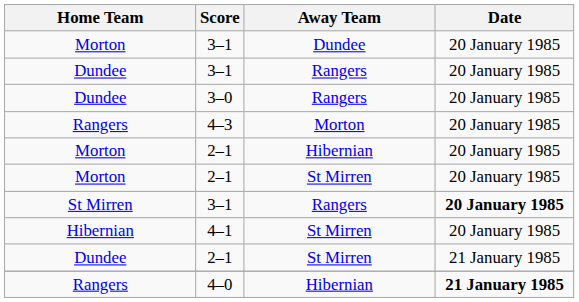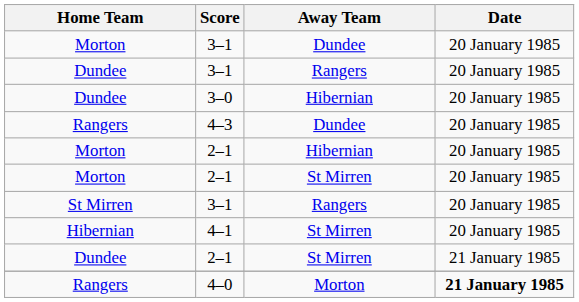(339, 97) Rangers -> (339, 97) Hibernian
(339, 124) Morton -> (339, 124) Dundee
(505, 204) bold -> (505, 204) normal
(339, 284) Hibernian -> (339, 284) Morton
